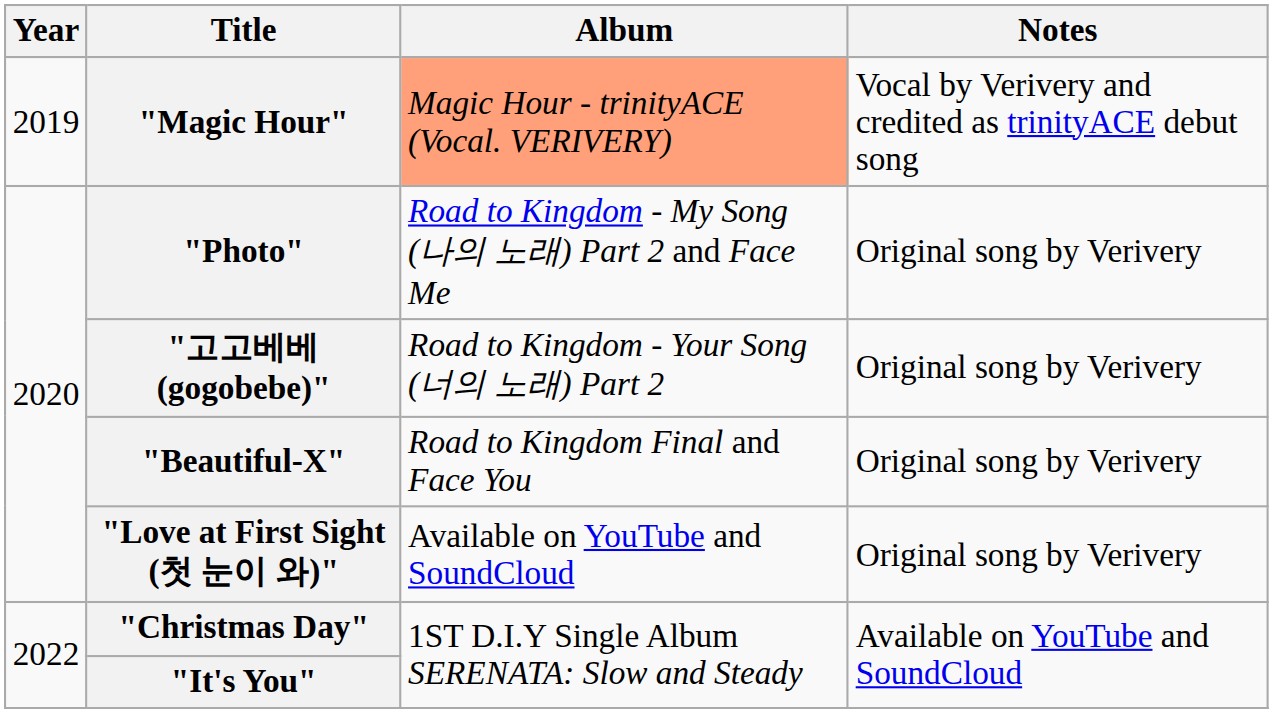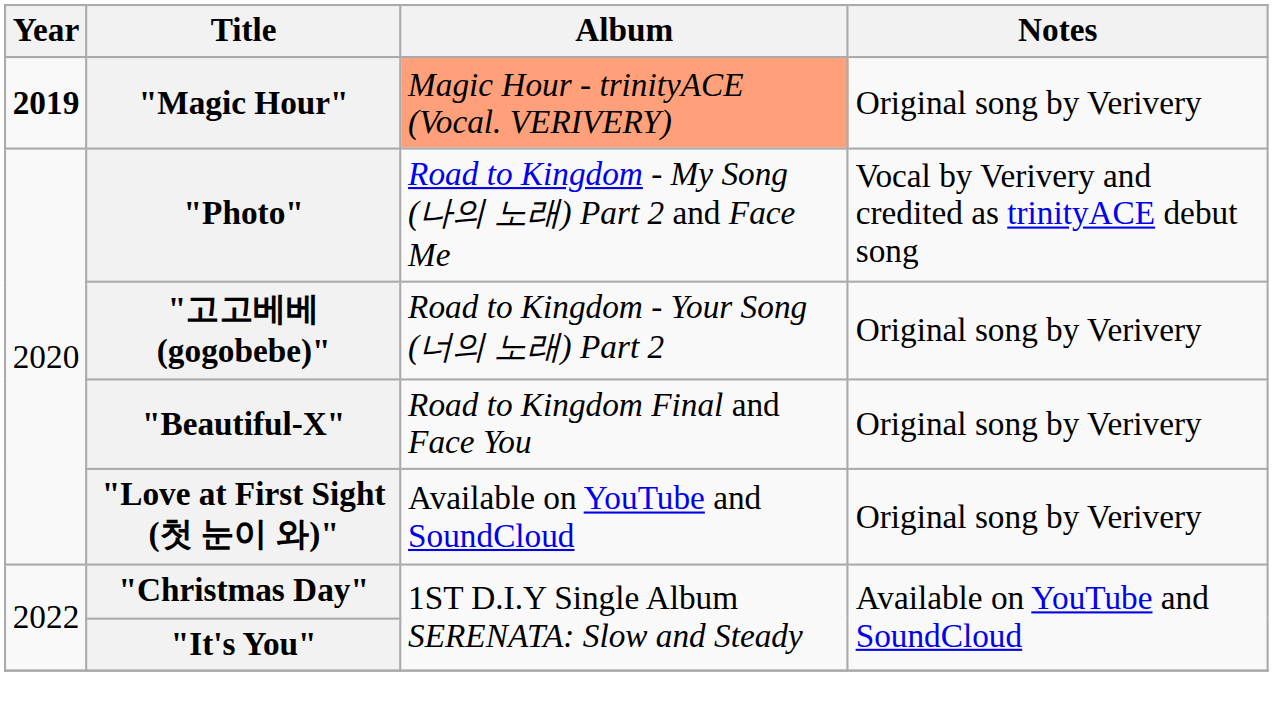(46, 121) normal -> (46, 102) bold
(1047, 121) Vocal by Verivery and credited as trinityACE debut song -> (1029, 102) Original song by Verivery
(1029, 251) Original song by Verivery -> (1047, 214) Vocal by Verivery and credited as trinityACE debut song
